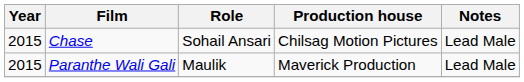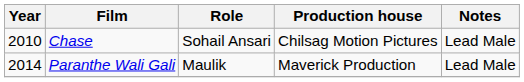(25, 40) 2015 -> (25, 40) 2010
(25, 64) 2015 -> (25, 64) 2014
